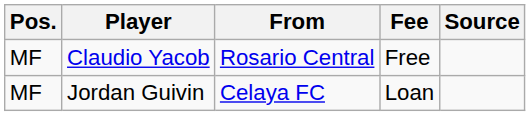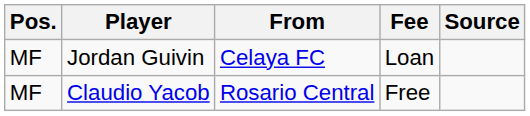rows swapped: (136, 92) <-> (138, 57)
